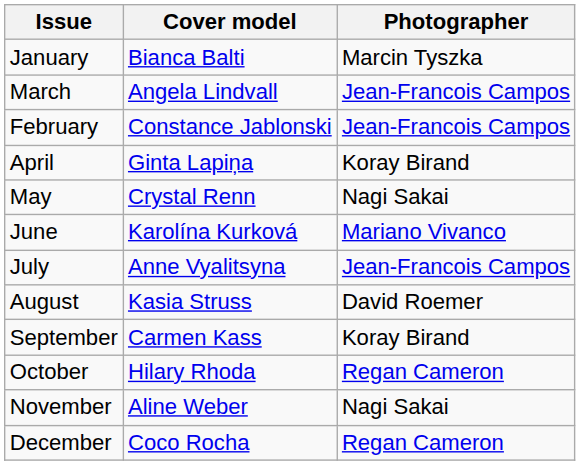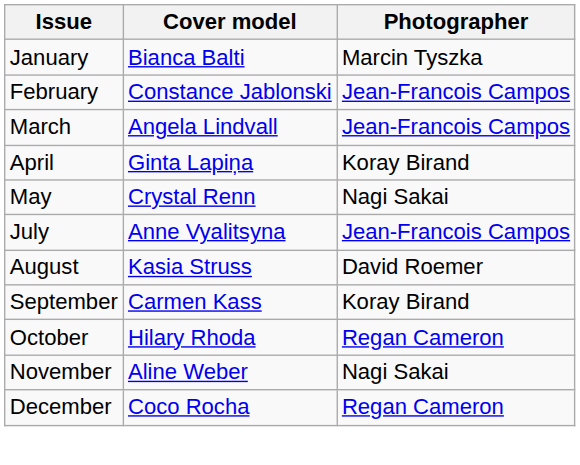rows swapped: (54, 127) <-> (40, 92)
- row: (34, 232)
